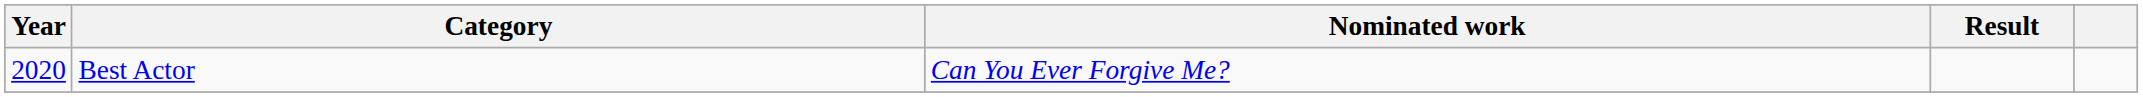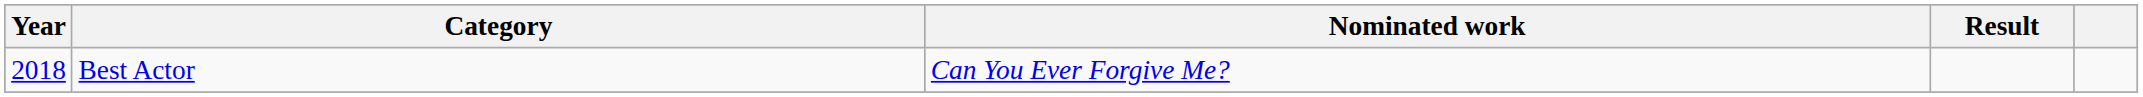(39, 69) 2020 -> (39, 69) 2018
